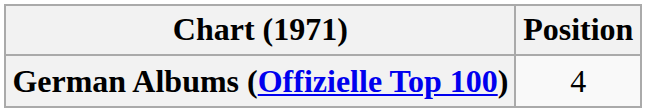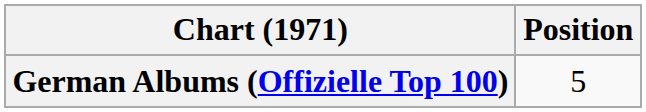(578, 80) 4 -> (578, 80) 5
